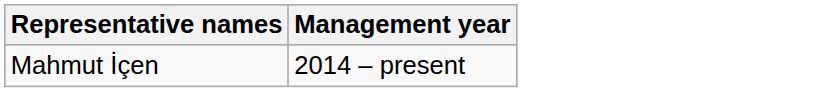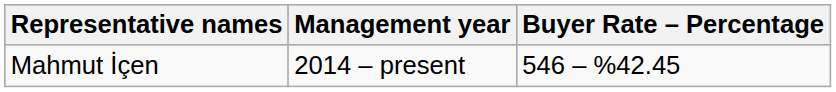+ column: (673, 24)
